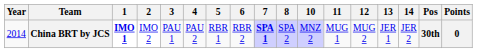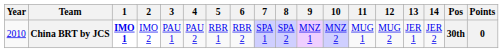+ column: (310, 12)
(16, 33) 2014 -> (16, 33) 2010
(265, 33) bold -> (265, 33) normal
